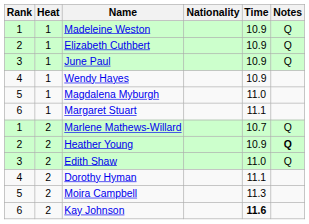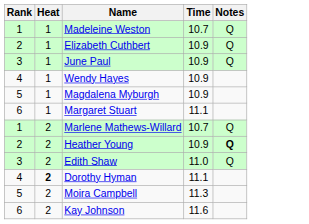- column: (213, 12)
(256, 29) 10.9 -> (198, 29) 10.7
(256, 95) 11.0 -> (198, 95) 10.9
(48, 177) normal -> (48, 177) bold
(256, 210) bold -> (198, 210) normal
